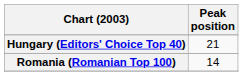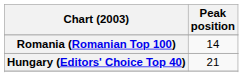rows swapped: (96, 44) <-> (96, 62)
